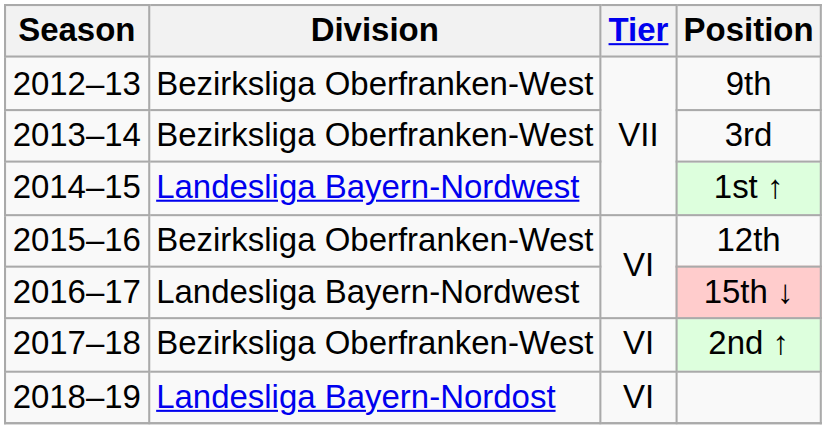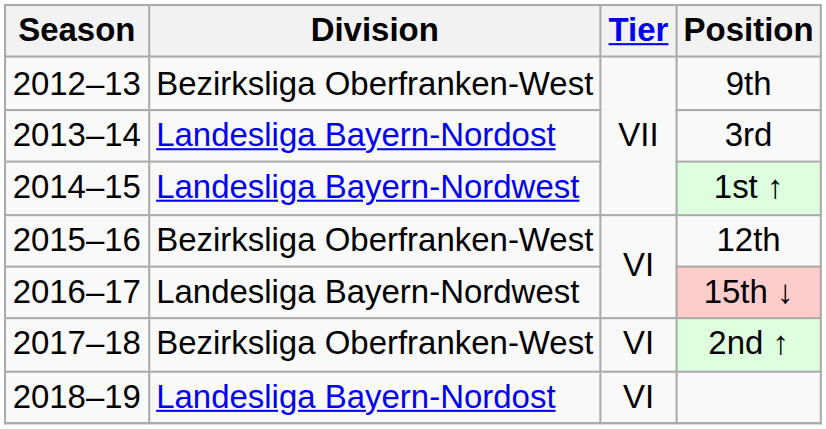(375, 135) Bezirksliga Oberfranken-West -> (356, 135) Landesliga Bayern-Nordost
